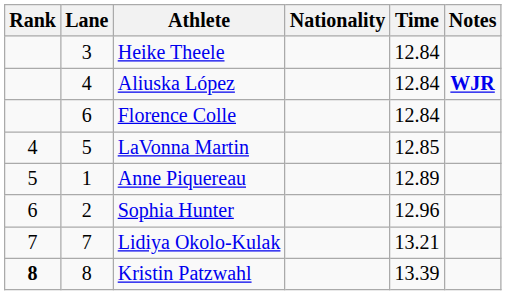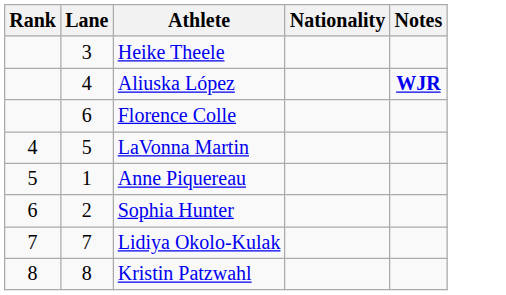- column: (417, 20)
(33, 274) bold -> (33, 274) normal
